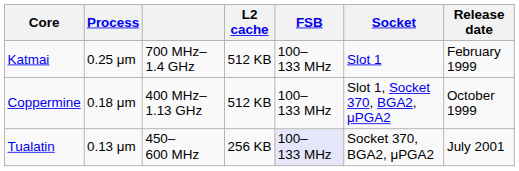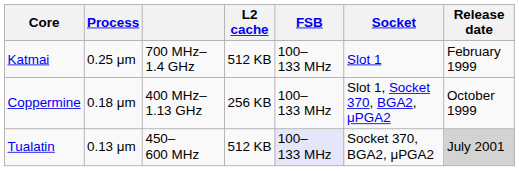(249, 103) 512 KB -> (249, 103) 256 KB
(249, 147) 256 KB -> (249, 147) 512 KB
(476, 147) no background -> (476, 147) lightgrey background
